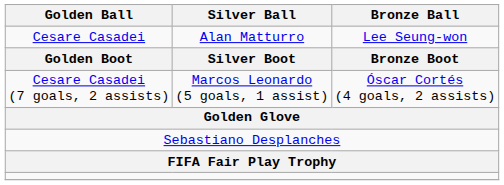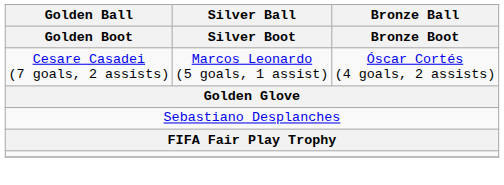- row: (89, 37)
